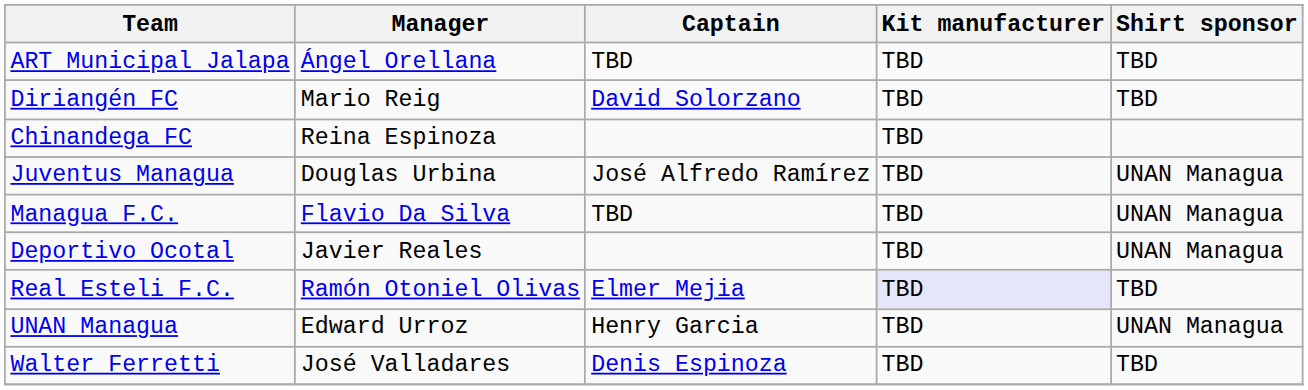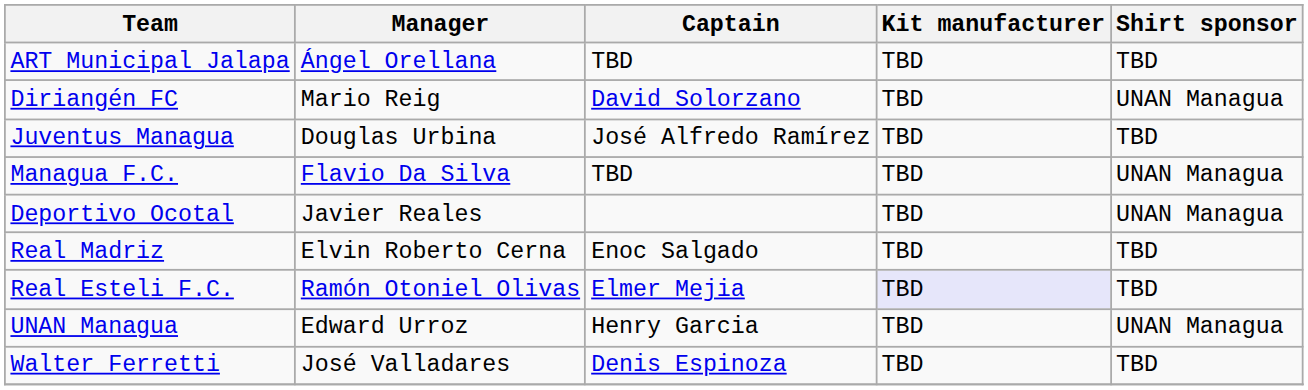(1137, 100) TBD -> (1200, 100) UNAN Managua
- row: (101, 138)
(1200, 176) UNAN Managua -> (1137, 138) TBD
+ row: (87, 251)
